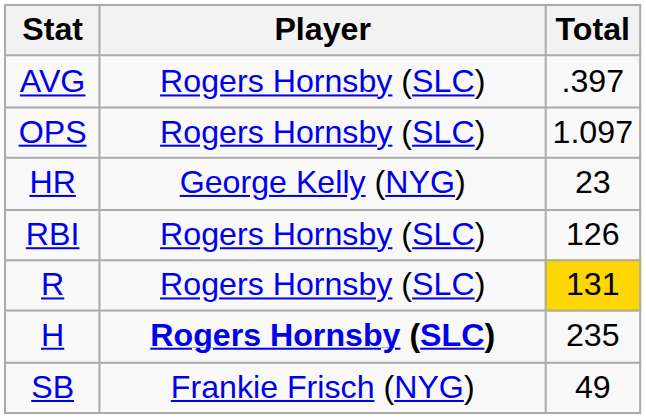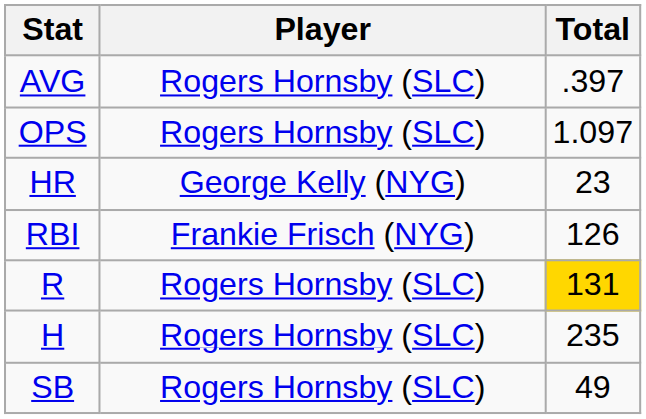(323, 234) Rogers Hornsby (SLC) -> (323, 234) Frankie Frisch (NYG)
(323, 336) bold -> (323, 336) normal
(323, 387) Frankie Frisch (NYG) -> (323, 387) Rogers Hornsby (SLC)
